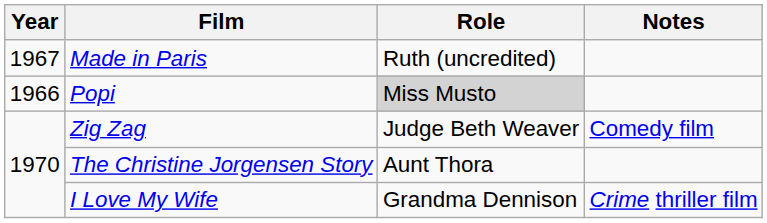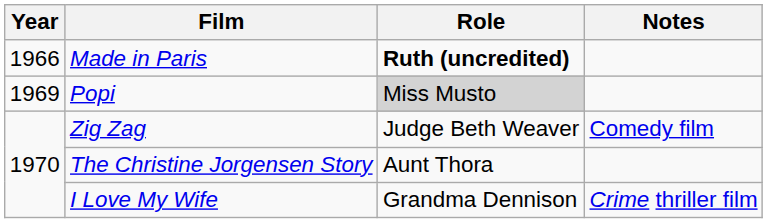(35, 57) 1967 -> (35, 57) 1966
(469, 57) normal -> (476, 57) bold
(35, 93) 1966 -> (35, 93) 1969
